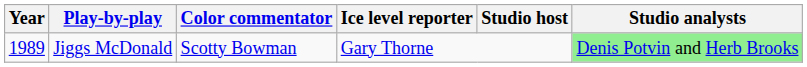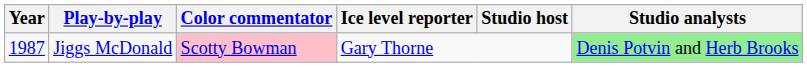(27, 47) 1989 -> (27, 47) 1987
(239, 47) no background -> (239, 47) pink background
